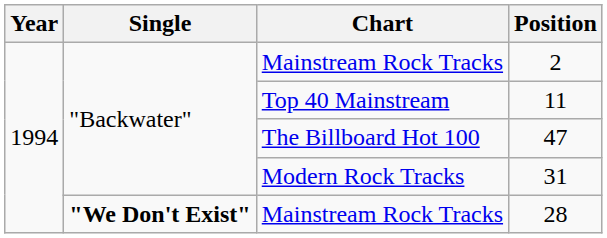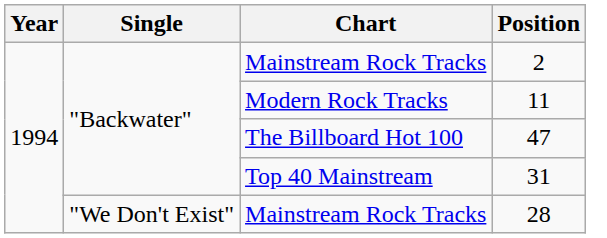(356, 99) Top 40 Mainstream -> (346, 99) Modern Rock Tracks
(363, 175) Modern Rock Tracks -> (339, 175) Top 40 Mainstream
(160, 213) bold -> (152, 213) normal
